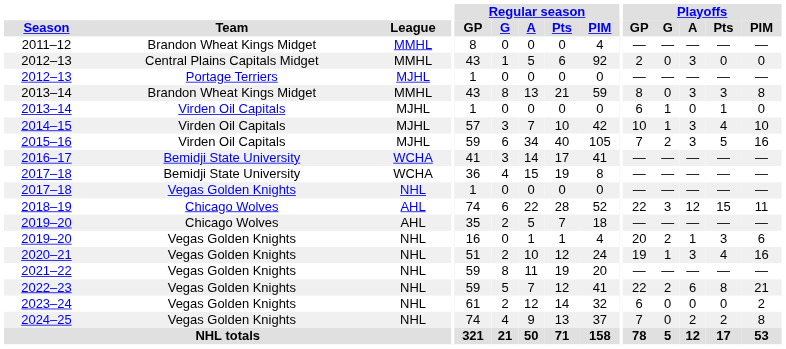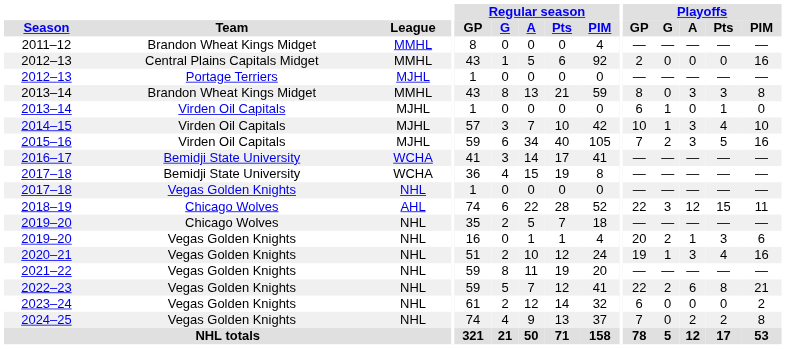(693, 60) 3 -> (693, 60) 0
(761, 60) 0 -> (761, 60) 16
(413, 222) AHL -> (413, 222) NHL
